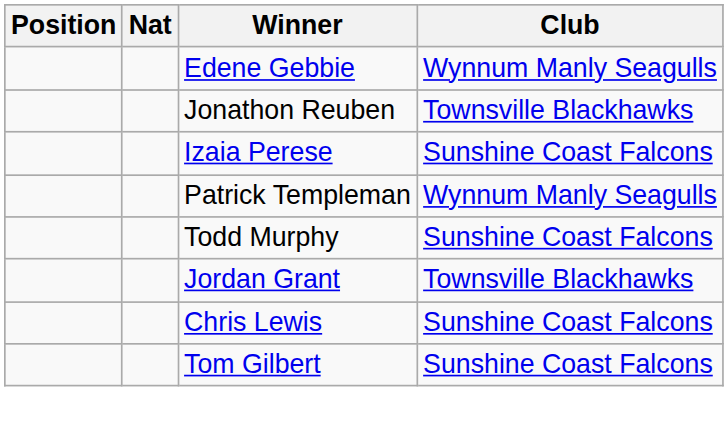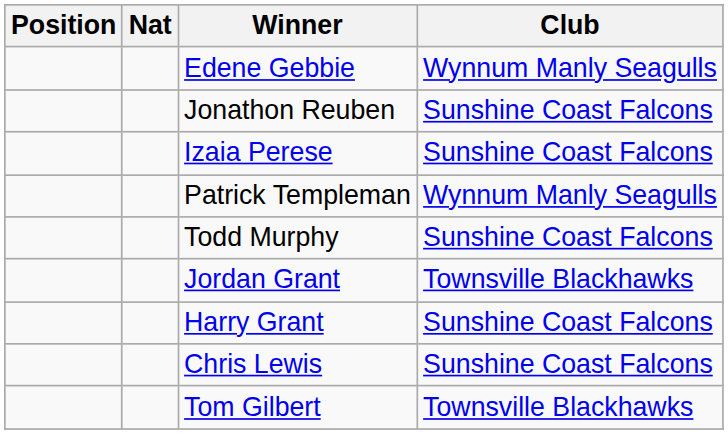(558, 110) Townsville Blackhawks -> (568, 110) Sunshine Coast Falcons
+ row: (254, 322)
(568, 364) Sunshine Coast Falcons -> (558, 407) Townsville Blackhawks
